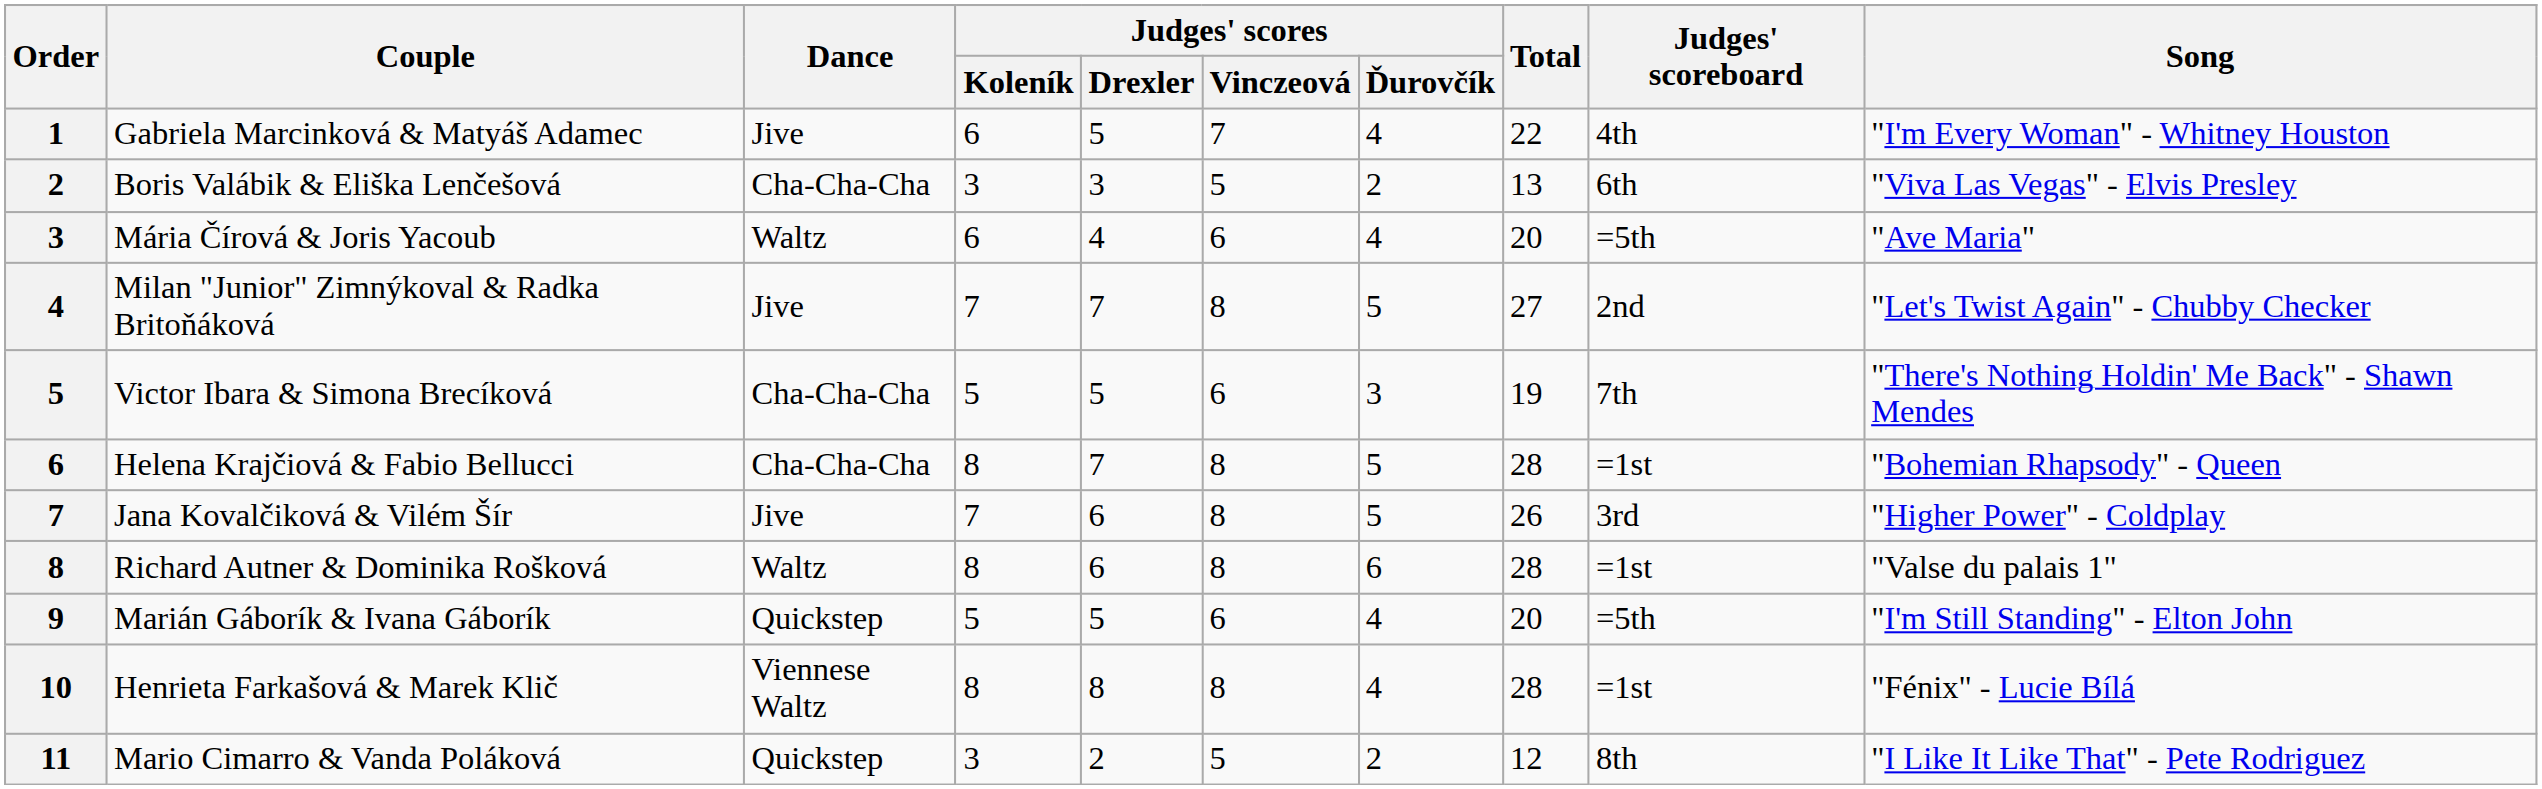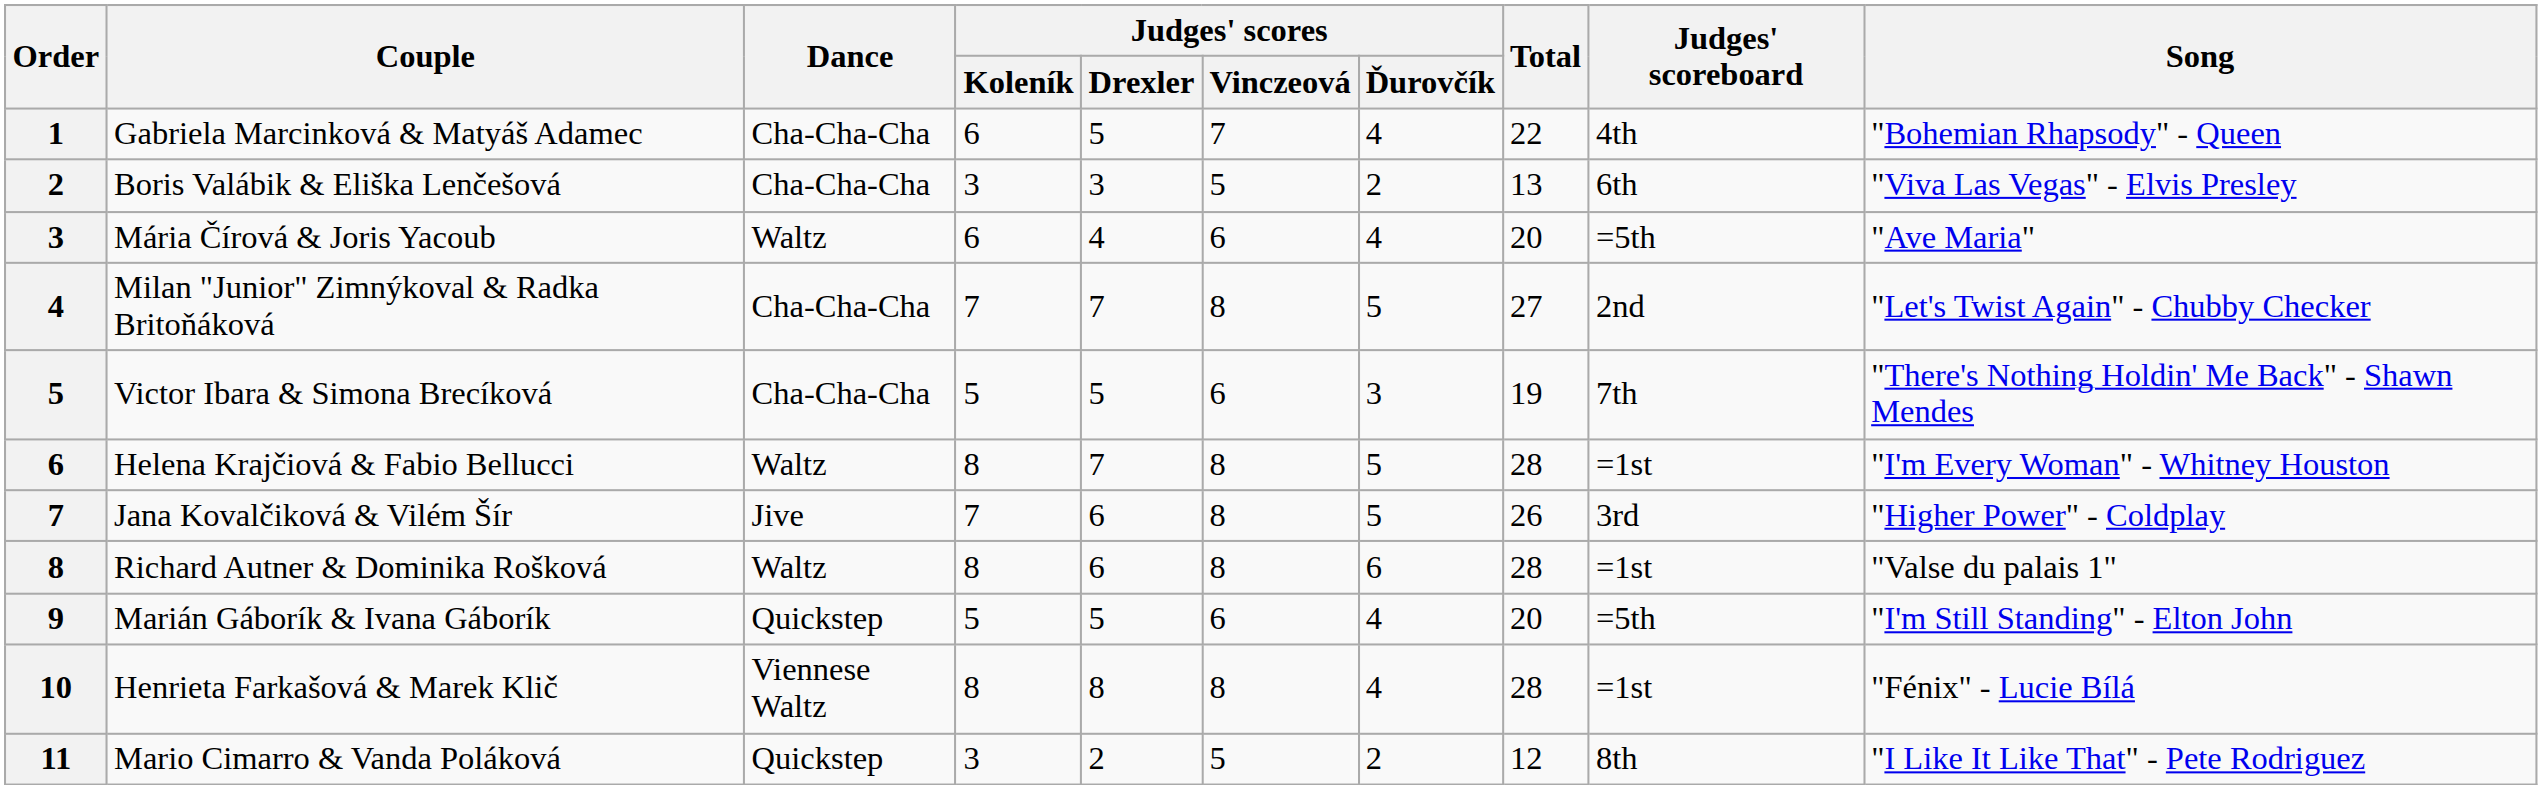(778, 133) Jive -> (841, 133) Cha-Cha-Cha
(2130, 133) "I'm Every Woman" - Whitney Houston -> (2076, 133) "Bohemian Rhapsody" - Queen
(778, 306) Jive -> (841, 306) Cha-Cha-Cha
(841, 463) Cha-Cha-Cha -> (789, 463) Waltz
(2076, 463) "Bohemian Rhapsody" - Queen -> (2130, 463) "I'm Every Woman" - Whitney Houston
